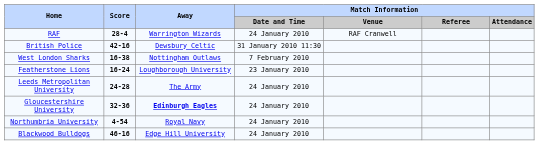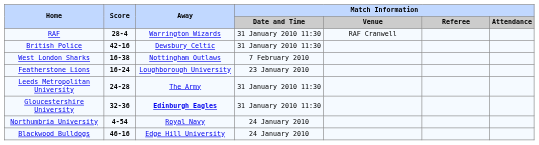(279, 34) 24 January 2010 -> (279, 34) 31 January 2010 11:30
(279, 86) 24 January 2010 -> (279, 86) 31 January 2010 11:30
(279, 106) 24 January 2010 -> (279, 106) 31 January 2010 11:30
